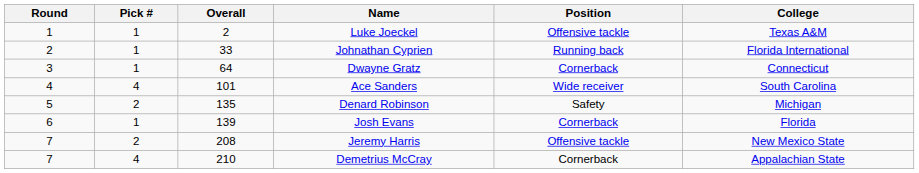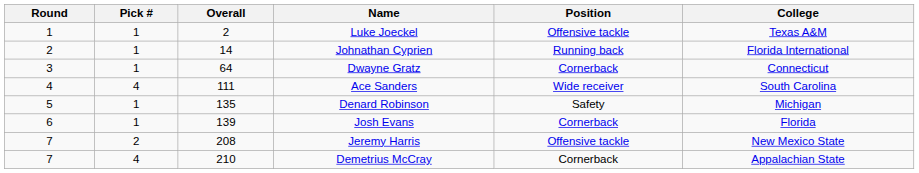(226, 50) 33 -> (226, 50) 14
(226, 86) 101 -> (226, 86) 111
(136, 104) 2 -> (136, 104) 1
